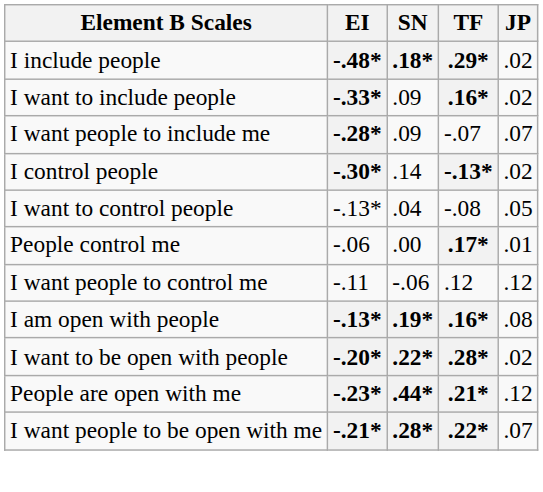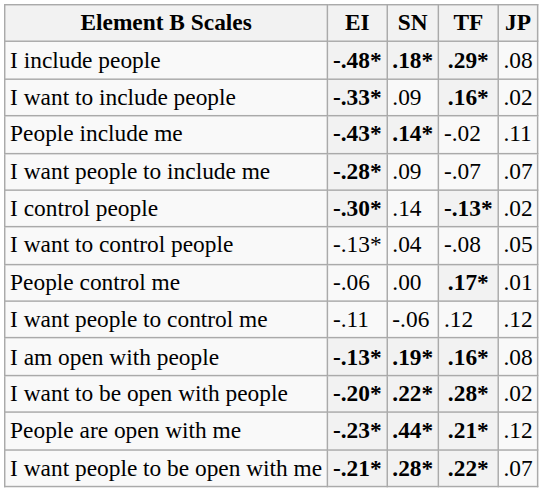(518, 60) .02 -> (518, 60) .08
+ row: (96, 134)
